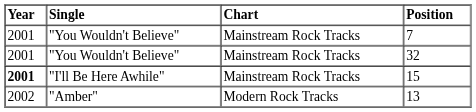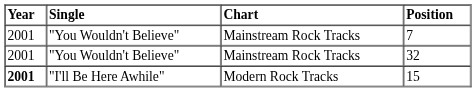(292, 76) Mainstream Rock Tracks -> (281, 76) Modern Rock Tracks
- row: (413, 96)
